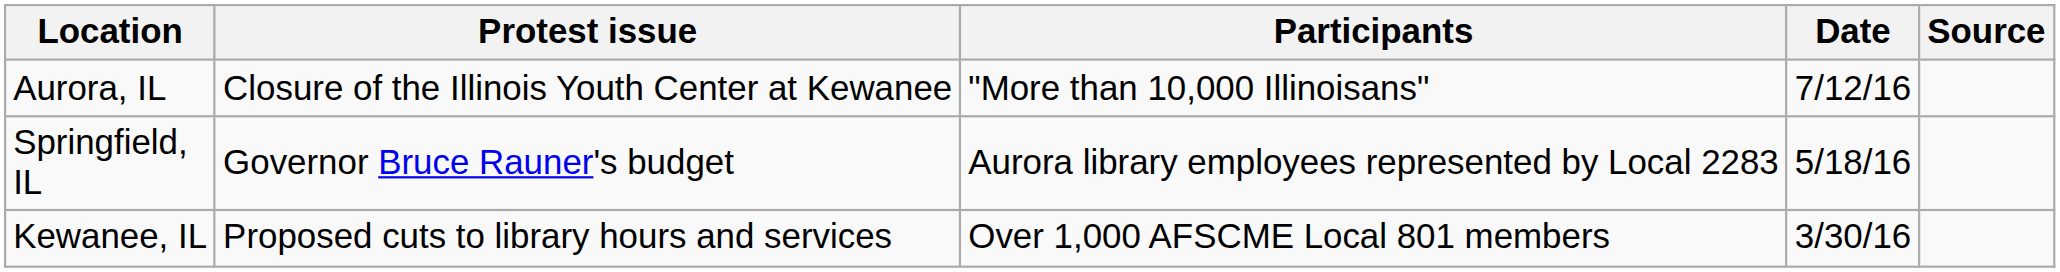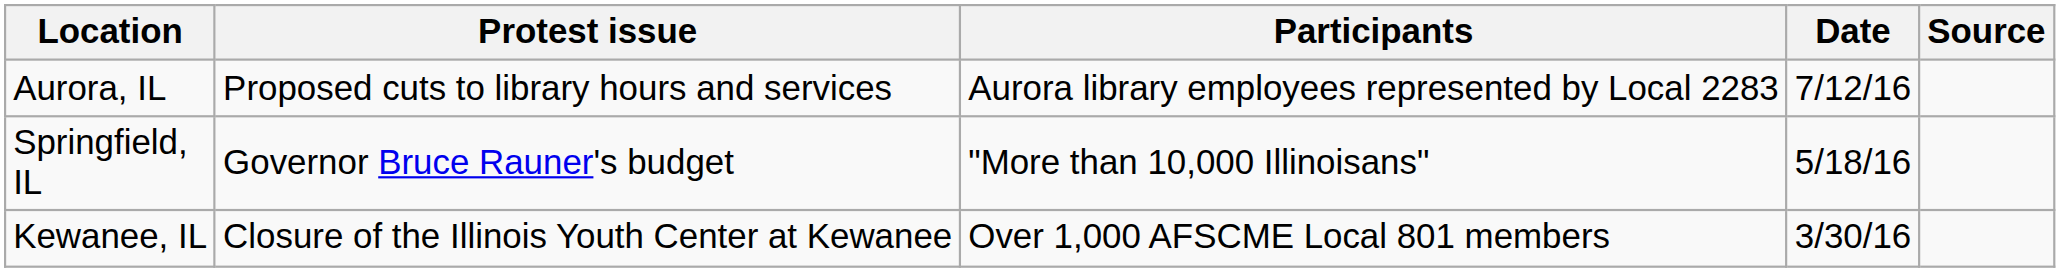(588, 87) Closure of the Illinois Youth Center at Kewanee -> (558, 87) Proposed cuts to library hours and services
(1199, 87) "More than 10,000 Illinoisans" -> (1373, 87) Aurora library employees represented by Local 2283
(1373, 162) Aurora library employees represented by Local 2283 -> (1199, 162) "More than 10,000 Illinoisans"
(558, 237) Proposed cuts to library hours and services -> (588, 237) Closure of the Illinois Youth Center at Kewanee
